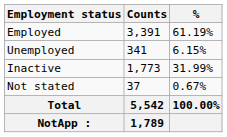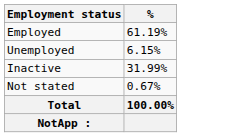- column: (147, 14)
